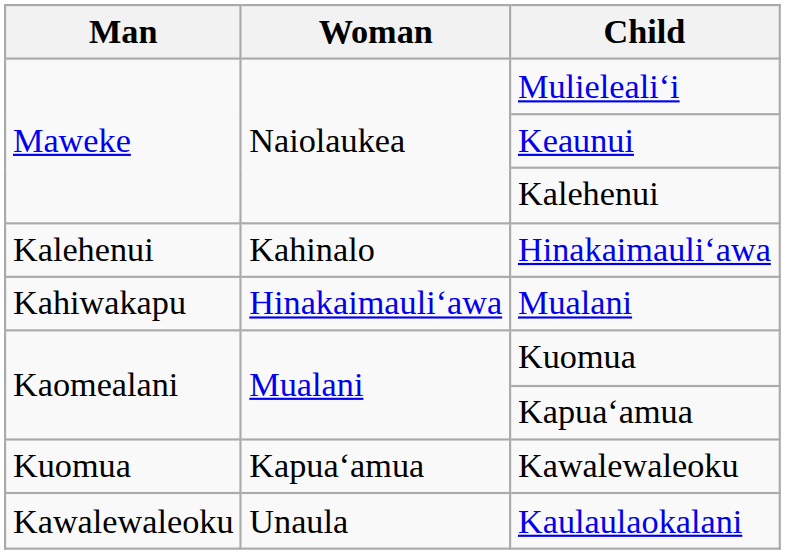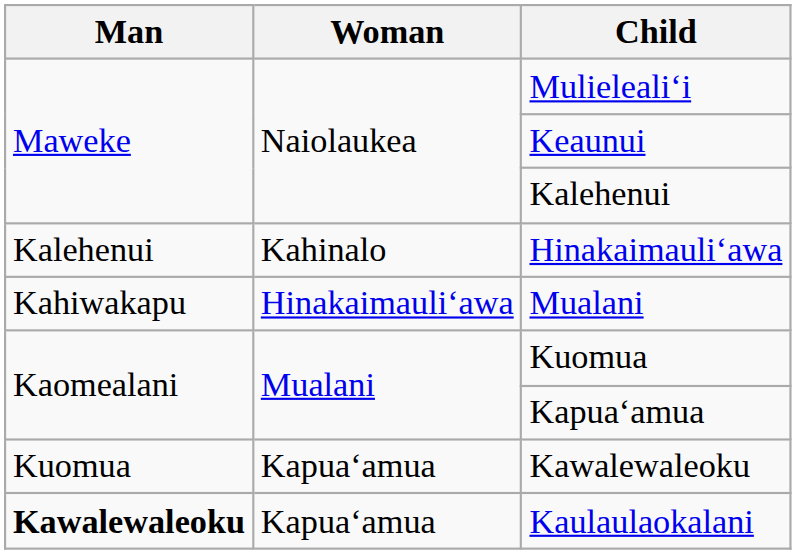(123, 520) normal -> (129, 520) bold
(299, 520) Unaula -> (348, 520) Kapuaʻamua
